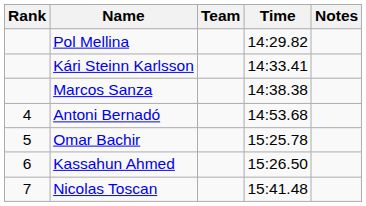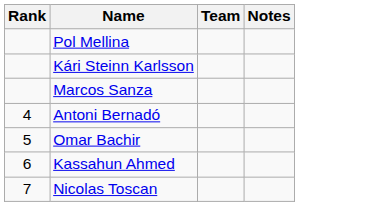- column: (278, 16)
